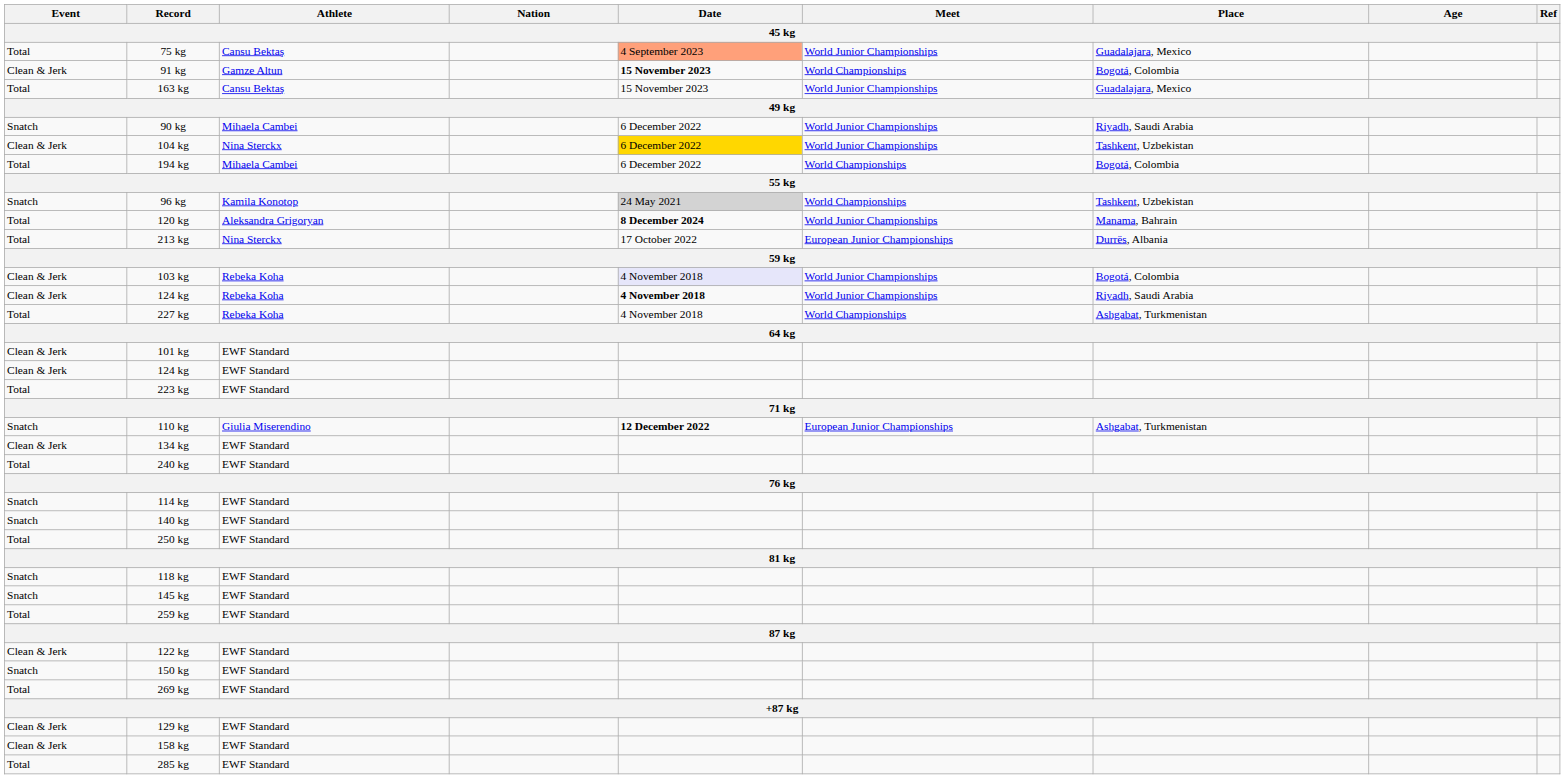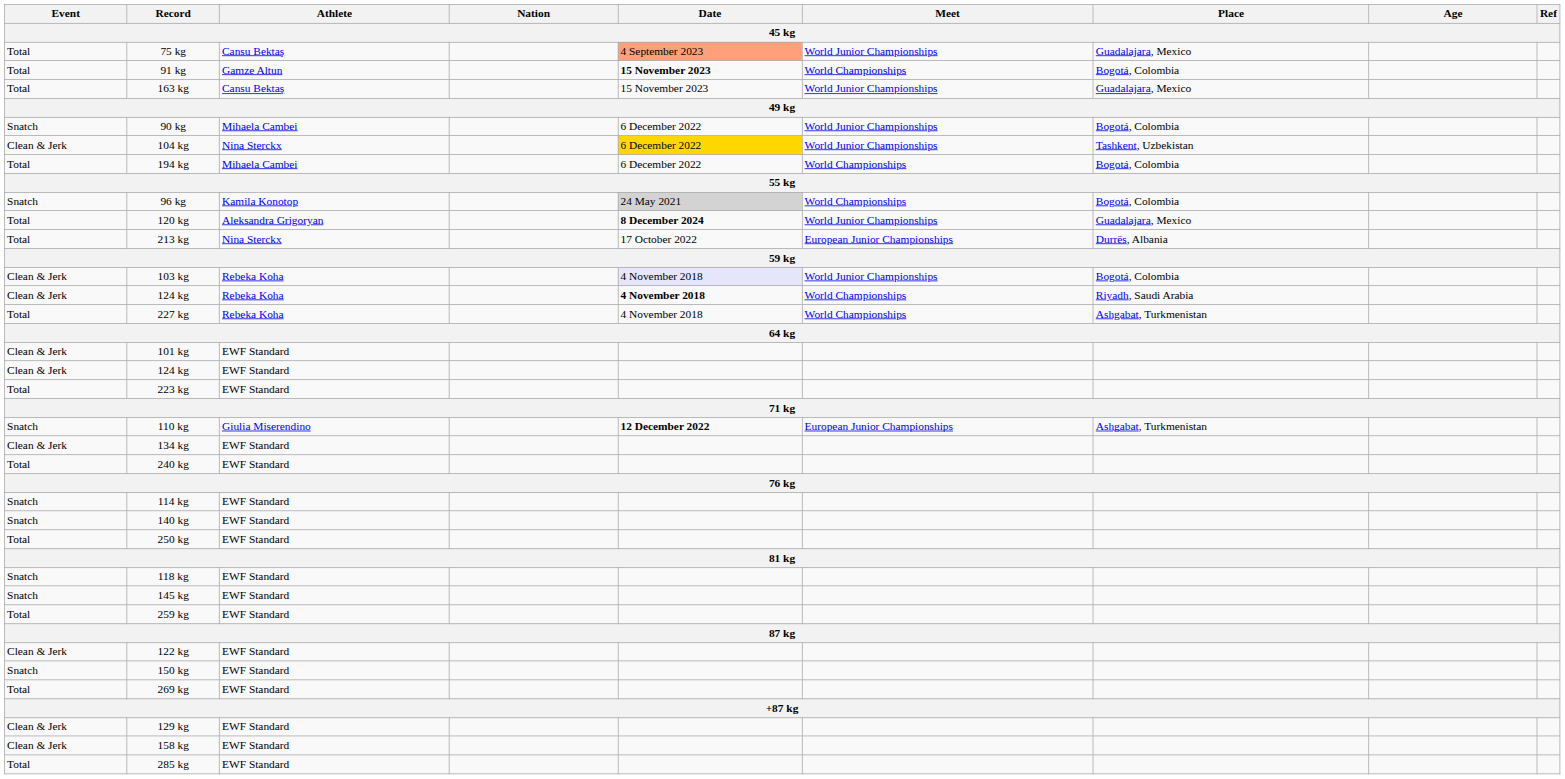(37, 70) Clean & Jerk -> (19, 70) Total
(1145, 126) Riyadh, Saudi Arabia -> (1137, 126) Bogotá, Colombia
(1145, 201) Tashkent, Uzbekistan -> (1137, 201) Bogotá, Colombia
(1137, 220) Manama, Bahrain -> (1143, 220) Guadalajara, Mexico
(871, 295) World Junior Championships -> (855, 295) World Championships
